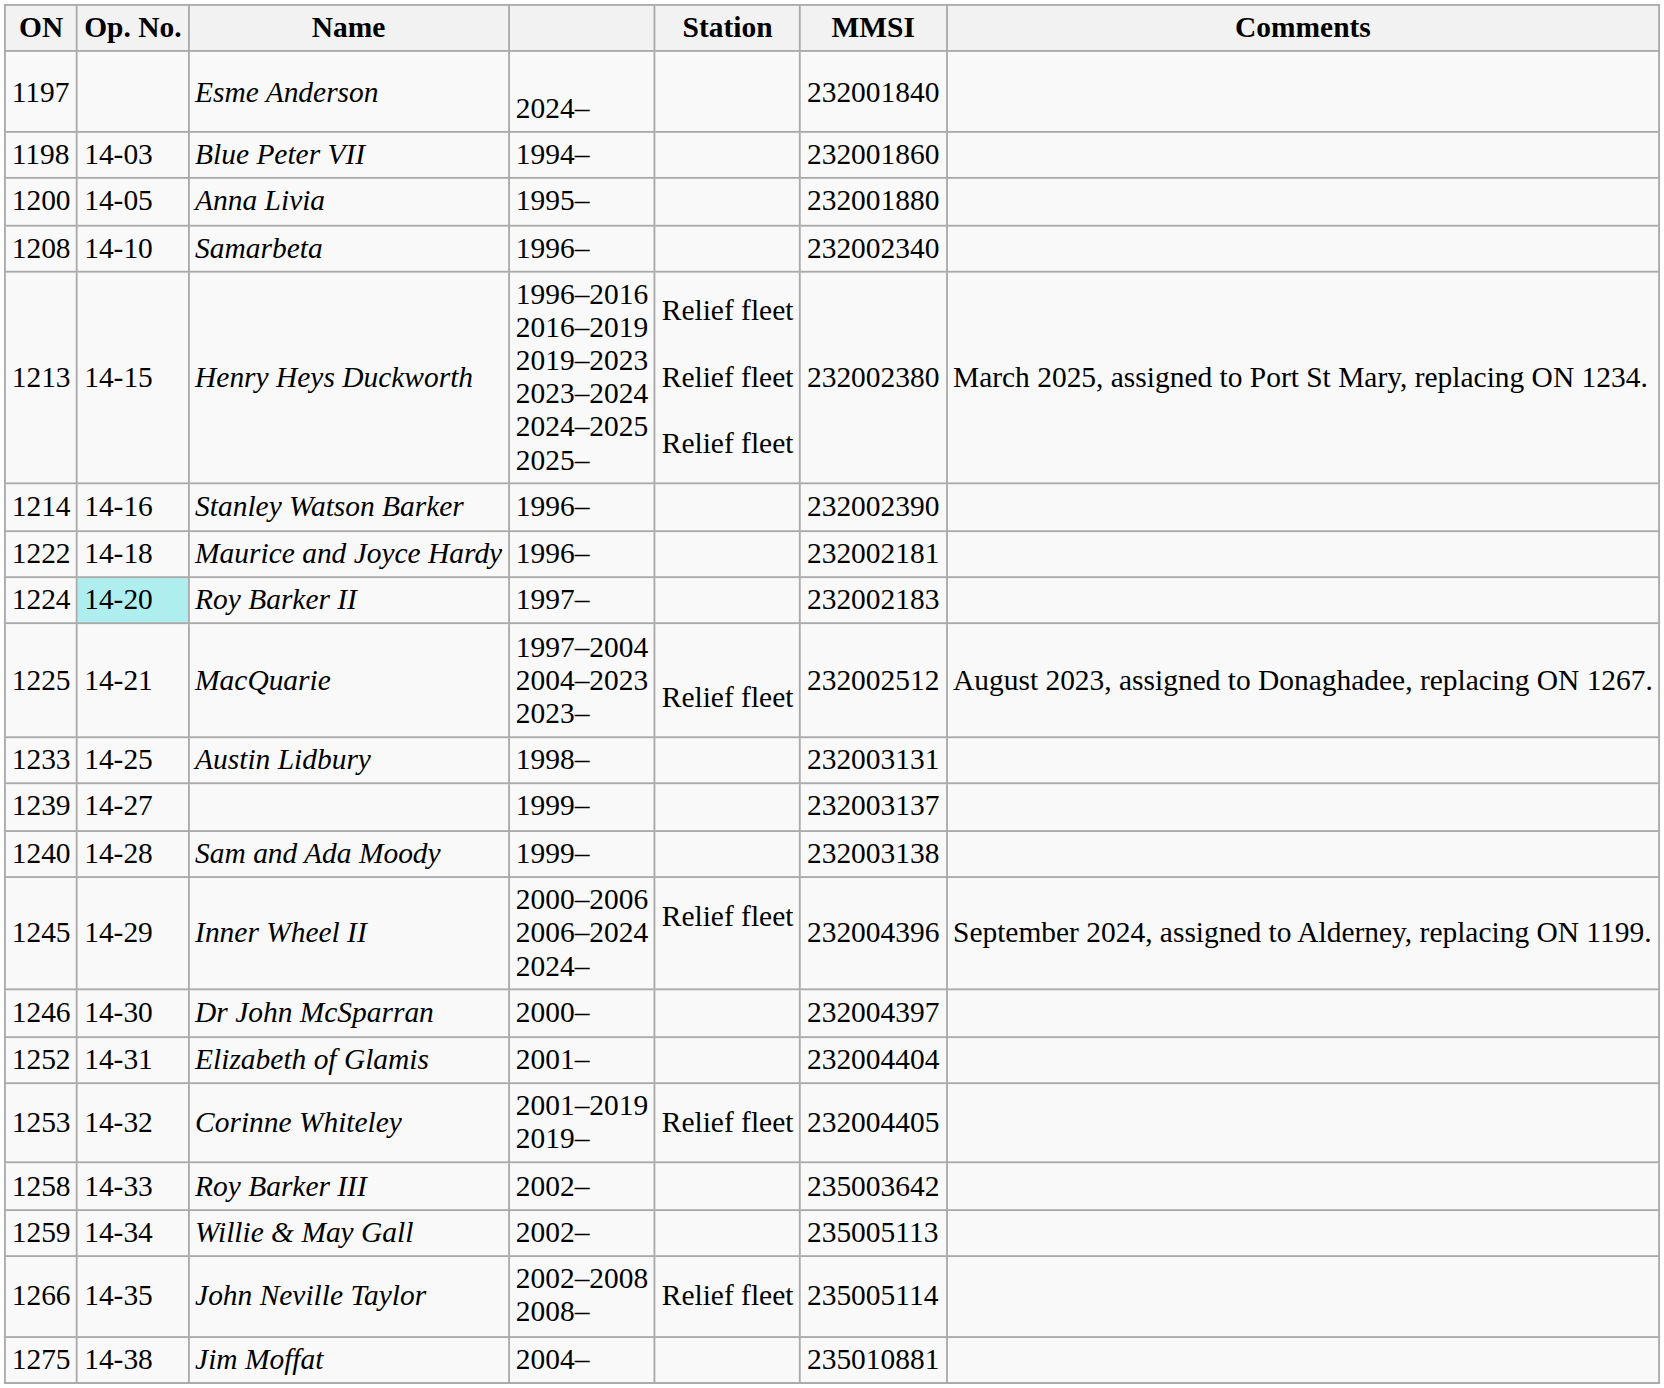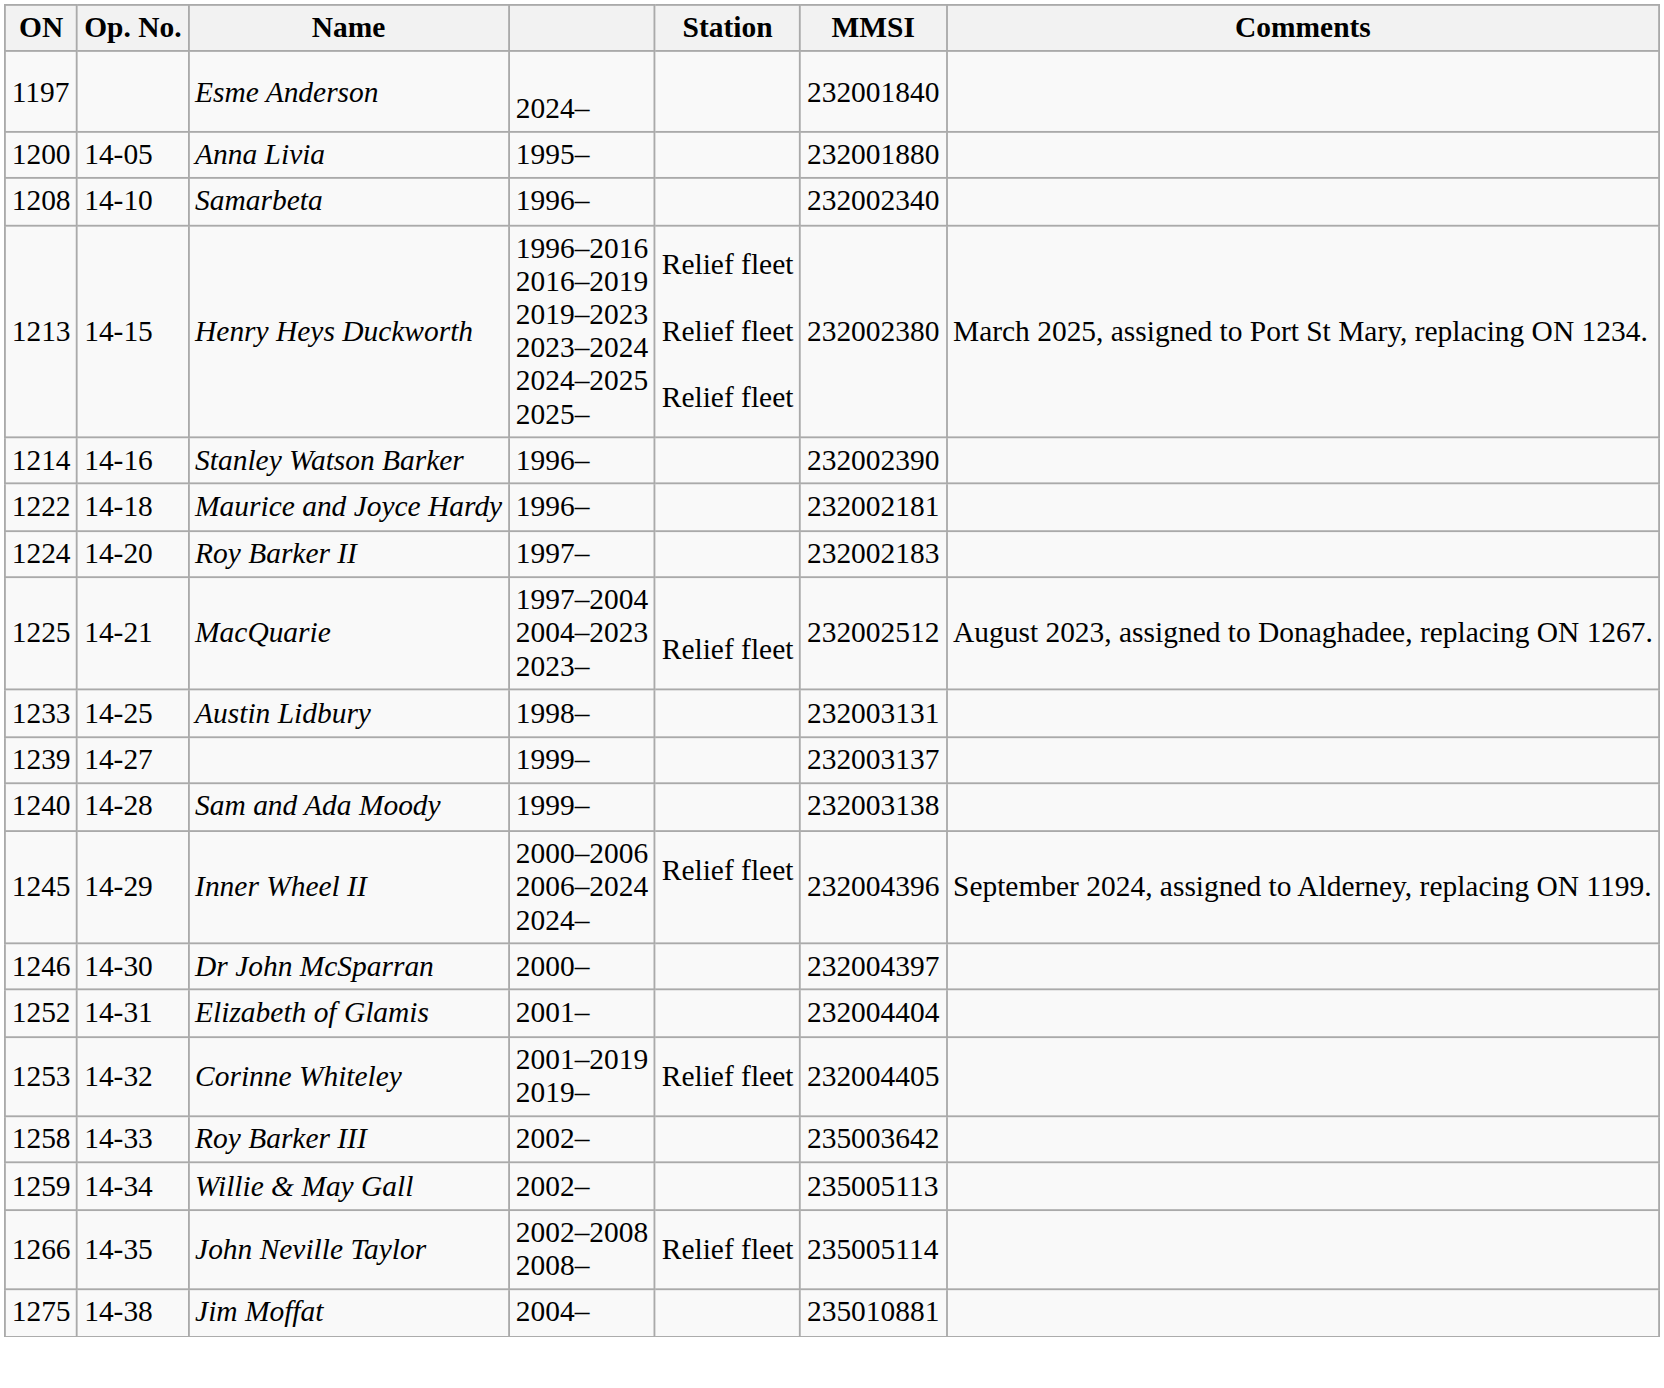- row: (41, 154)
(118, 600) paleturquoise background -> (118, 553) no background
